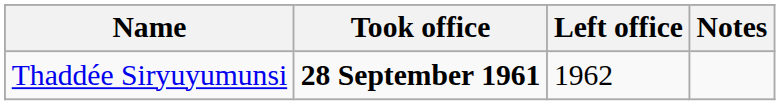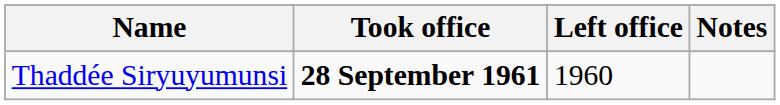(584, 74) 1962 -> (584, 74) 1960
